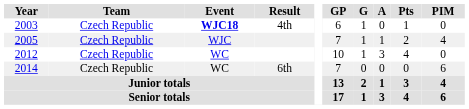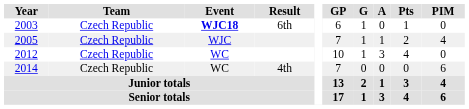(285, 25) 4th -> (285, 25) 6th
(285, 68) 6th -> (285, 68) 4th
